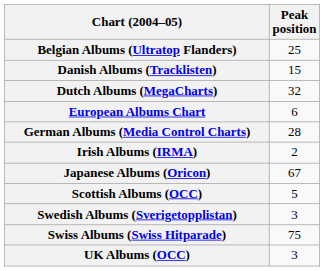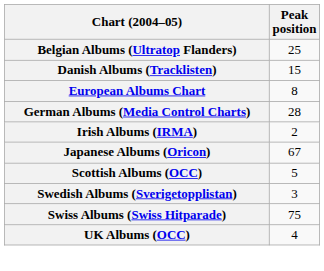- row: (137, 91)
(295, 111) 6 -> (295, 91) 8
(295, 255) 3 -> (295, 234) 4
